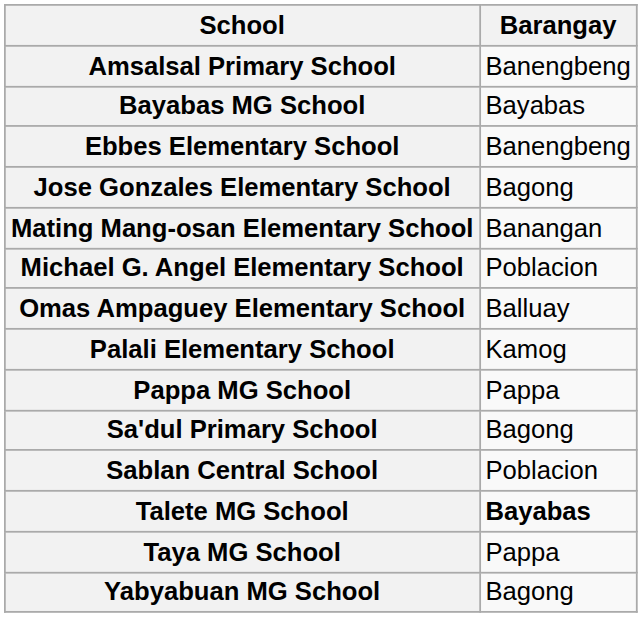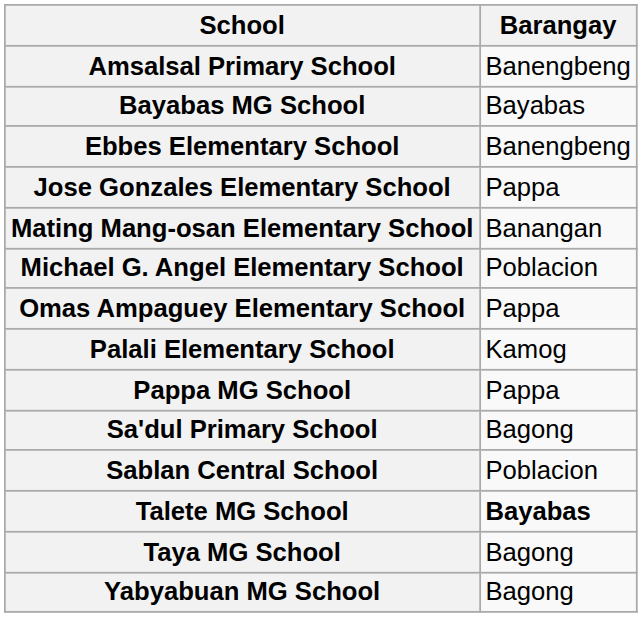(530, 188) Bagong -> (523, 188) Pappa
(528, 309) Balluay -> (523, 309) Pappa
(523, 552) Pappa -> (530, 552) Bagong
